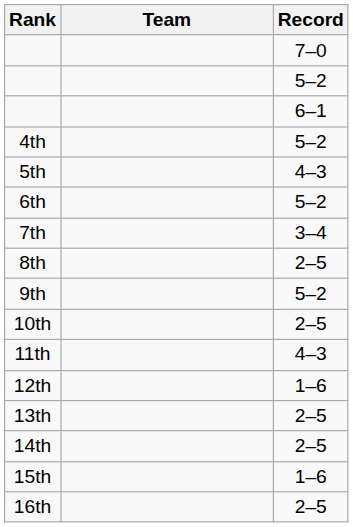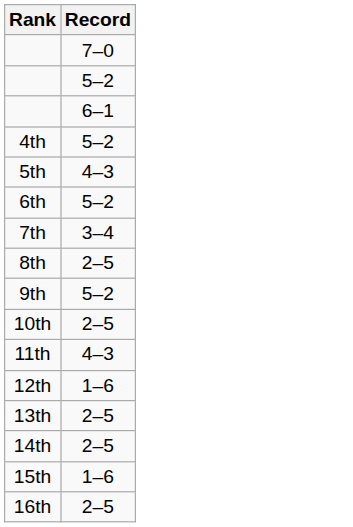- column: (167, 19)
